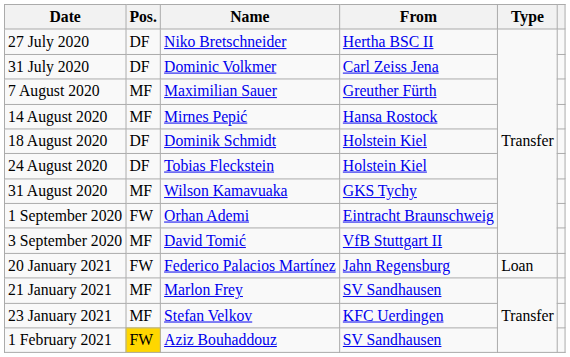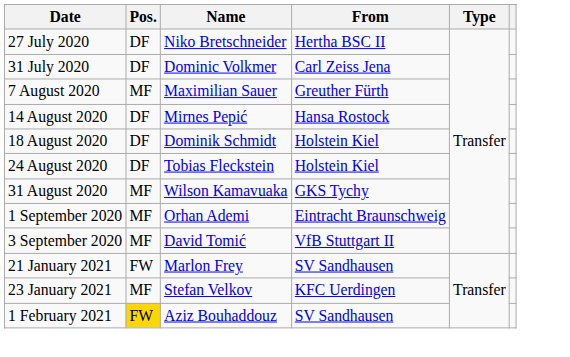(141, 116) MF -> (139, 116) DF
(141, 215) FW -> (141, 215) MF
- row: (60, 265)
(141, 290) MF -> (141, 265) FW
